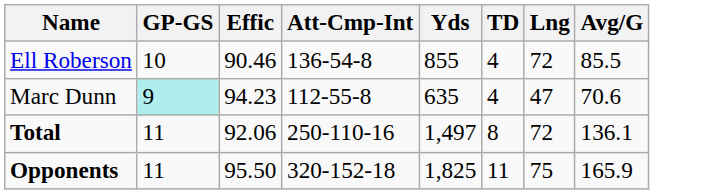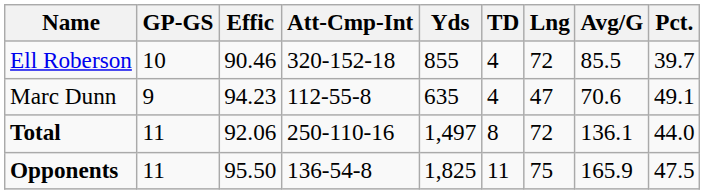+ column: (674, 22)
(330, 59) 136-54-8 -> (341, 59) 320-152-18
(148, 96) paleturquoise background -> (148, 96) no background
(341, 170) 320-152-18 -> (330, 170) 136-54-8
